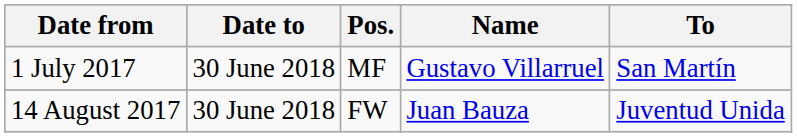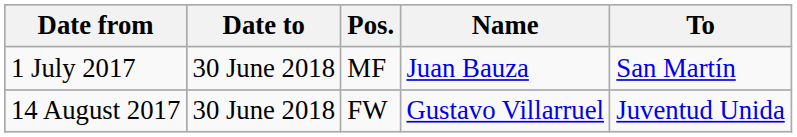(505, 68) Gustavo Villarruel -> (468, 68) Juan Bauza
(468, 110) Juan Bauza -> (505, 110) Gustavo Villarruel
